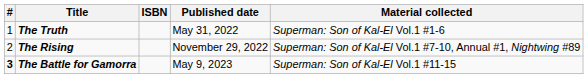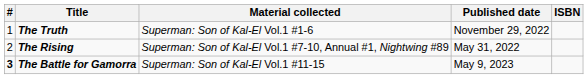columns swapped: (427, 13) <-> (154, 13)
(205, 30) May 31, 2022 -> (501, 30) November 29, 2022
(220, 47) November 29, 2022 -> (487, 47) May 31, 2022
